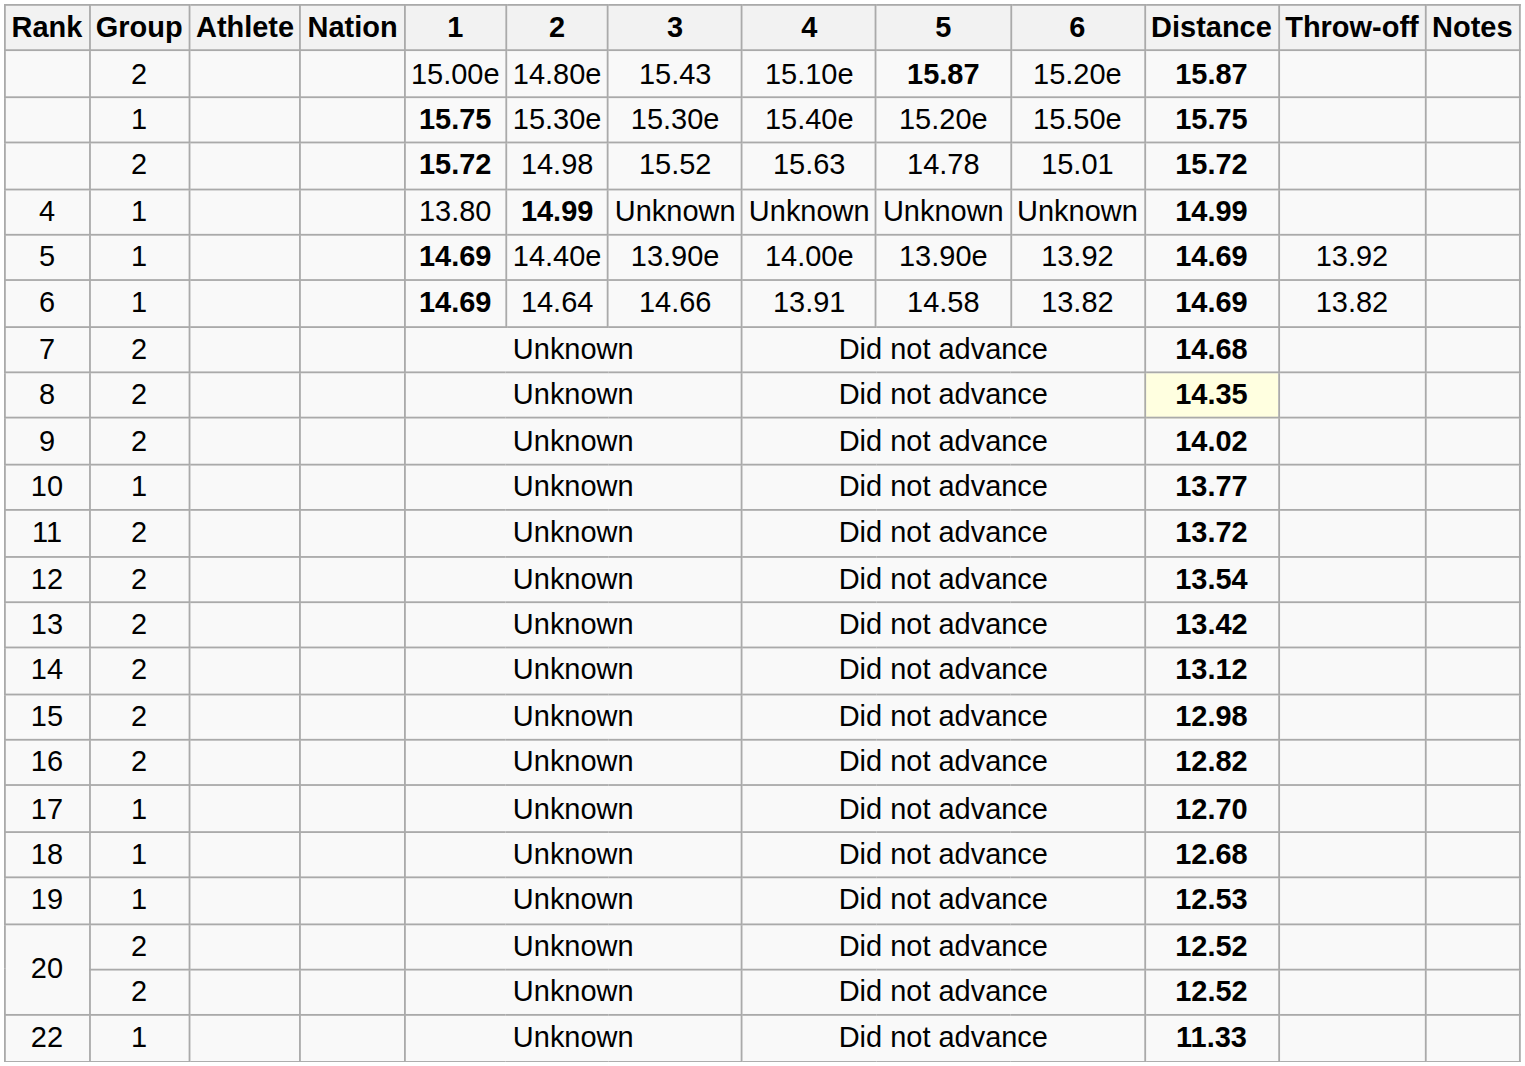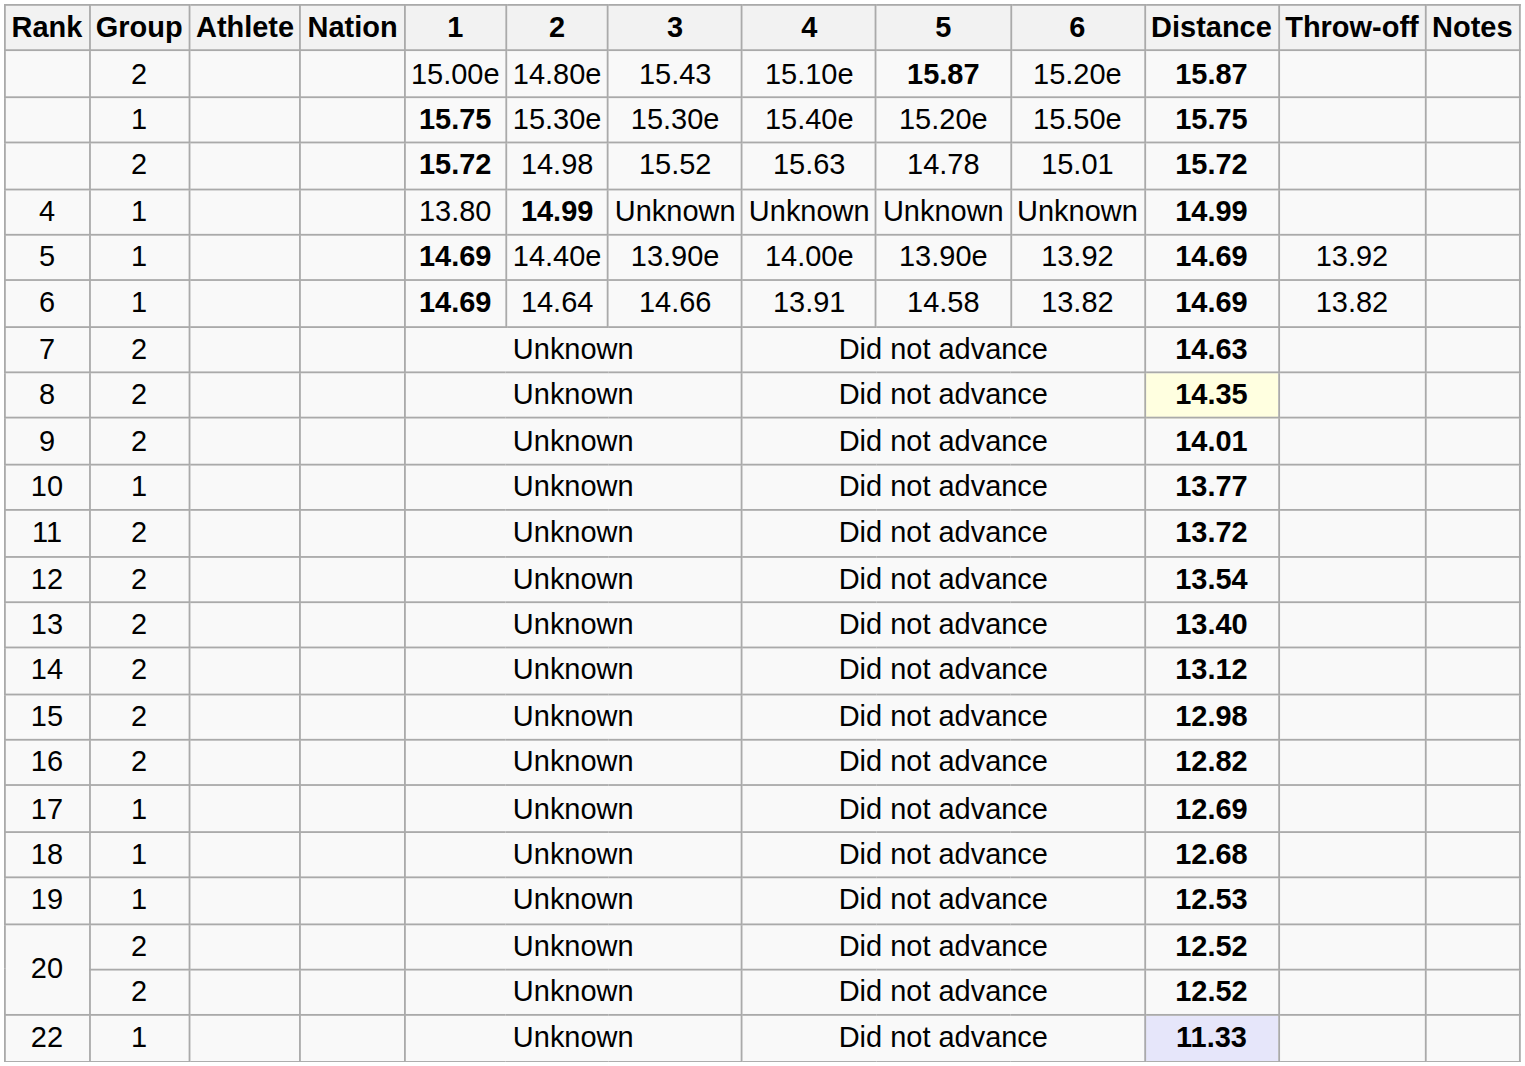(1211, 348) 14.68 -> (1211, 348) 14.63
(1211, 440) 14.02 -> (1211, 440) 14.01
(1211, 624) 13.42 -> (1211, 624) 13.40
(1211, 808) 12.70 -> (1211, 808) 12.69
(1211, 1037) no background -> (1211, 1037) lavender background
